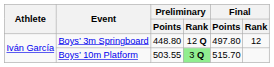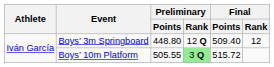(226, 41) 497.80 -> (226, 41) 509.40
(167, 56) 503.55 -> (167, 56) 505.55
(226, 56) 515.70 -> (226, 56) 515.72
